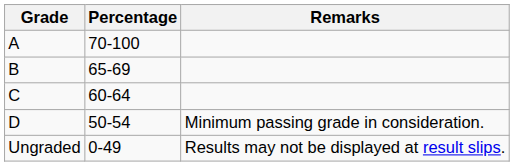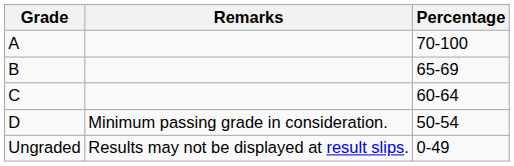columns swapped: (133, 17) <-> (345, 17)
